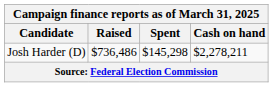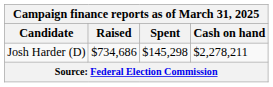(114, 52) $736,486 -> (114, 52) $734,686
